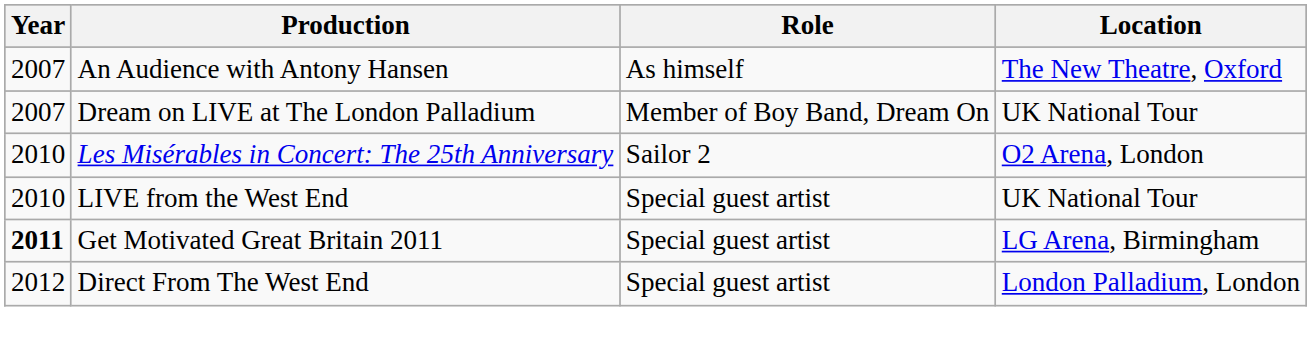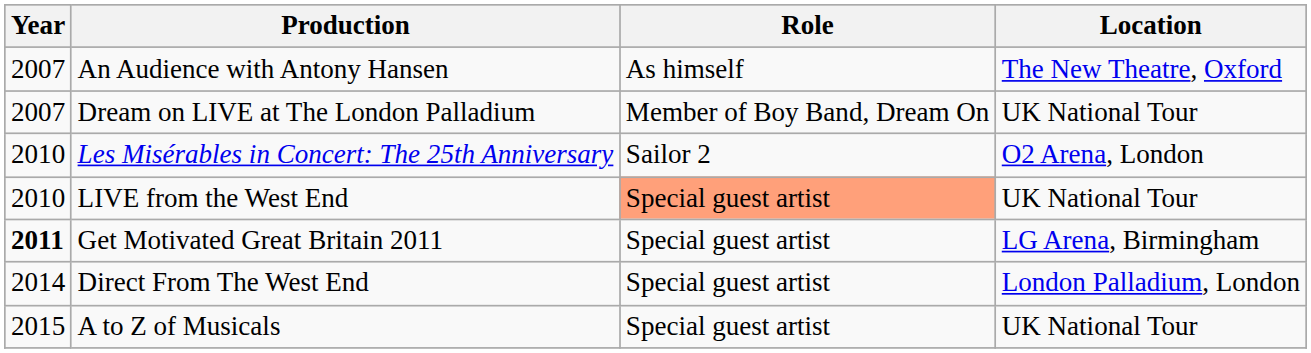(728, 197) no background -> (728, 197) lightsalmon background
(38, 283) 2012 -> (38, 283) 2014
+ row: (179, 326)
